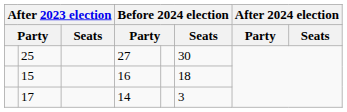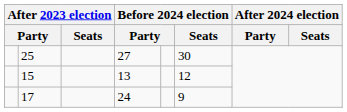(124, 76) 16 -> (124, 76) 13
(184, 76) 18 -> (184, 76) 12
(124, 96) 14 -> (124, 96) 24
(181, 96) 3 -> (181, 96) 9
